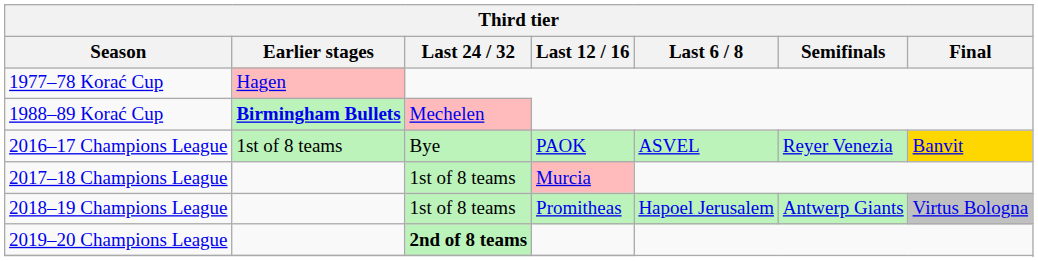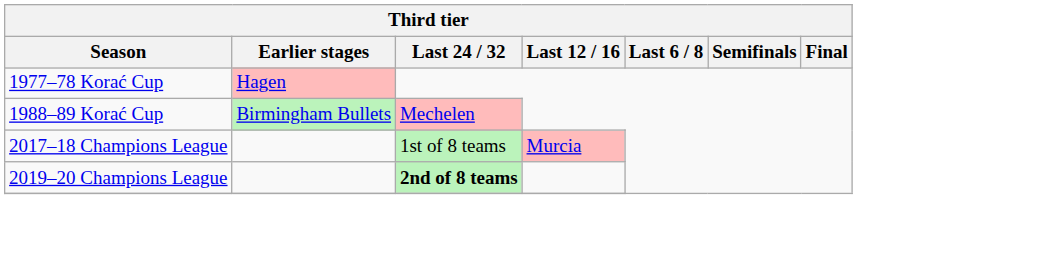(319, 114) bold -> (314, 114) normal
- row: (118, 145)
- row: (118, 208)
